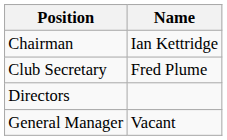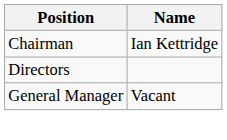- row: (58, 69)
